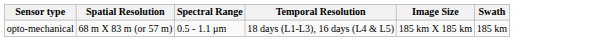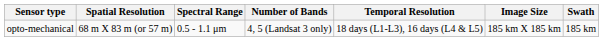+ column: (289, 12)
